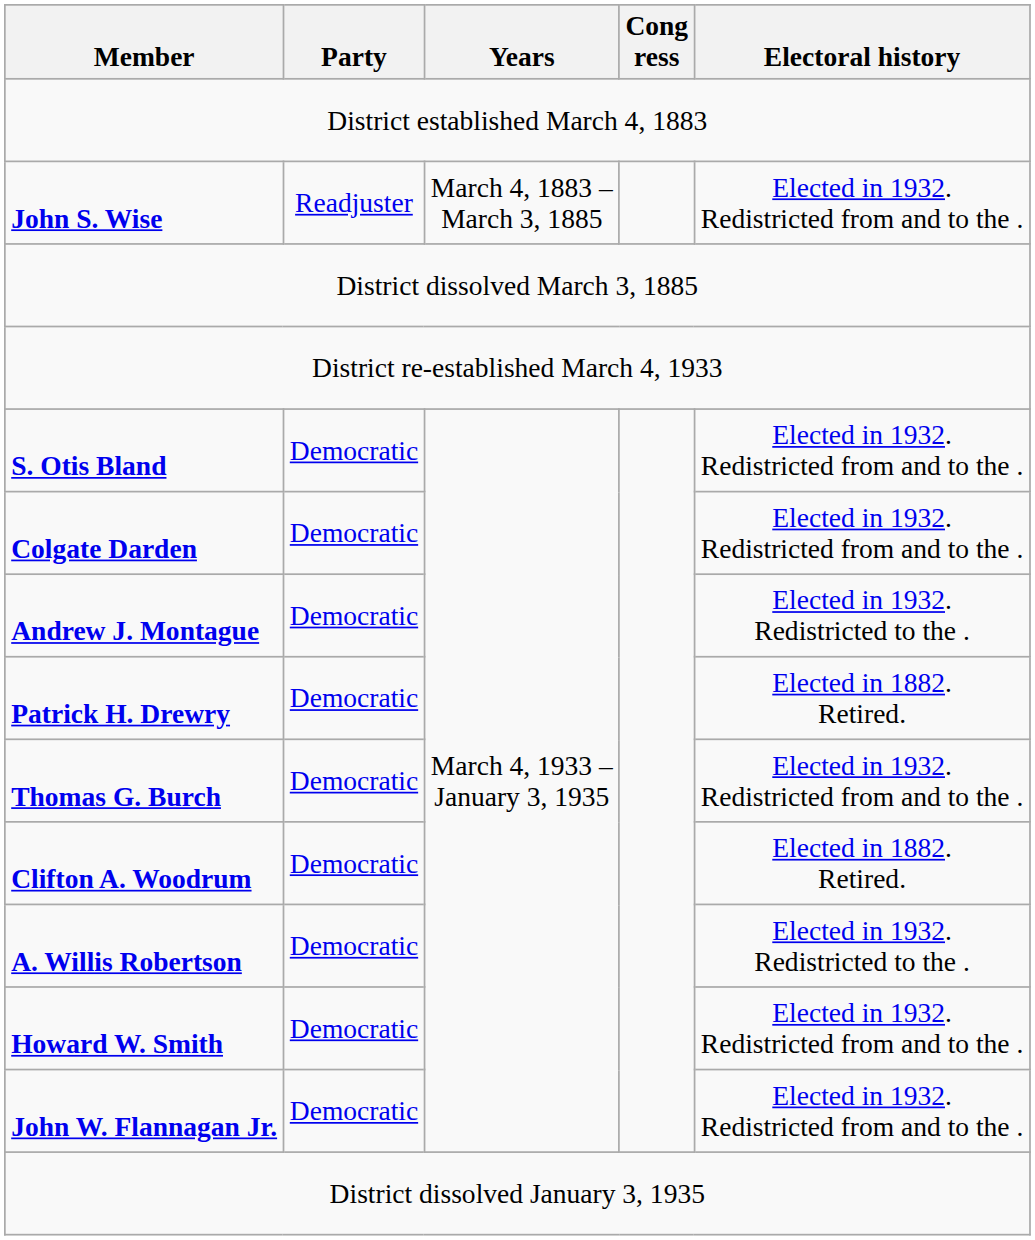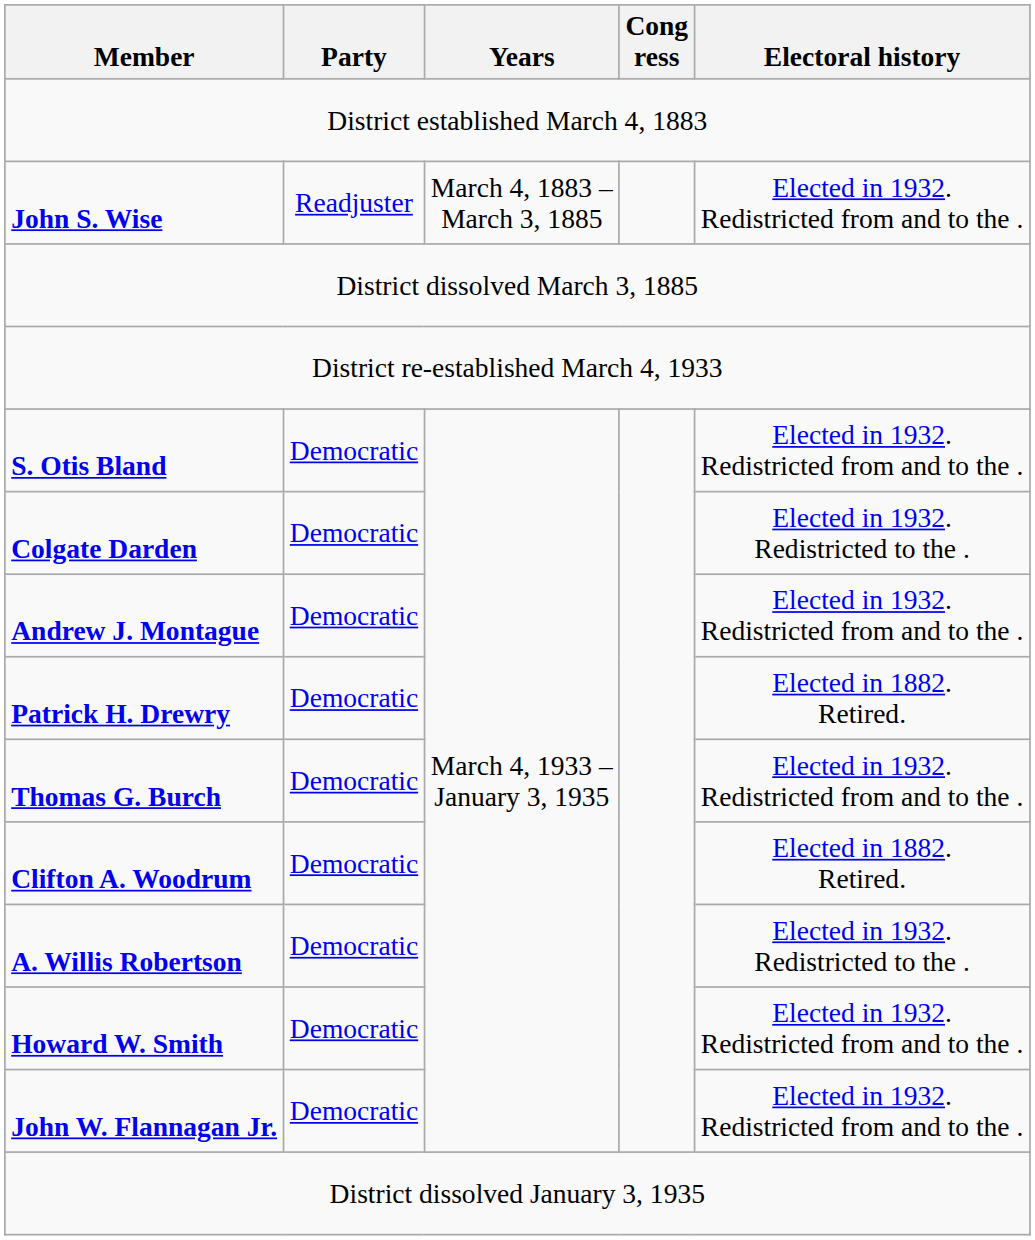(862, 533) Elected in 1932. Redistricted from and to the . -> (862, 533) Elected in 1932. Redistricted to the .
(862, 615) Elected in 1932. Redistricted to the . -> (862, 615) Elected in 1932. Redistricted from and to the .
